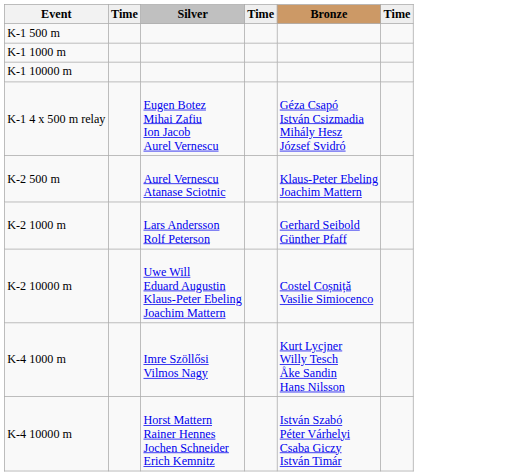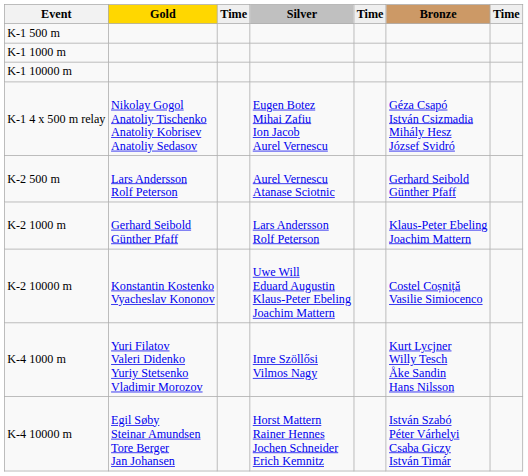+ column: (163, 14)
(329, 185) Klaus-Peter Ebeling Joachim Mattern -> (429, 185) Gerhard Seibold Günther Pfaff
(320, 232) Gerhard Seibold Günther Pfaff -> (438, 232) Klaus-Peter Ebeling Joachim Mattern
